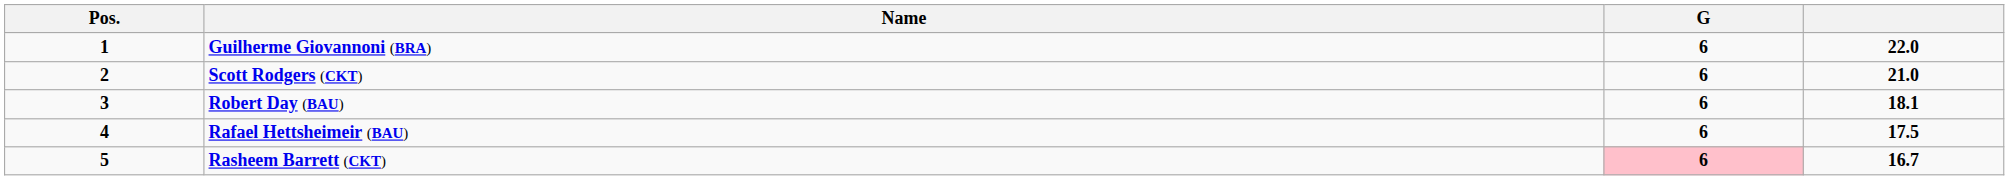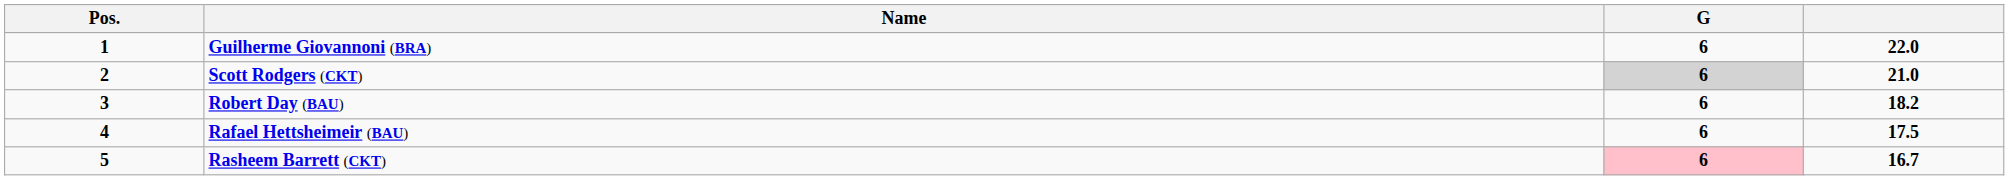(1703, 75) no background -> (1703, 75) lightgrey background
(1903, 103) 18.1 -> (1903, 103) 18.2
